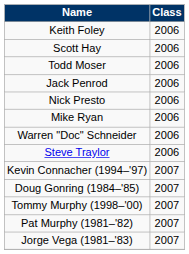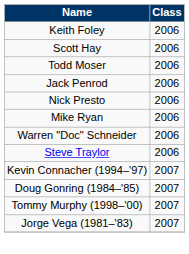- row: (77, 223)
